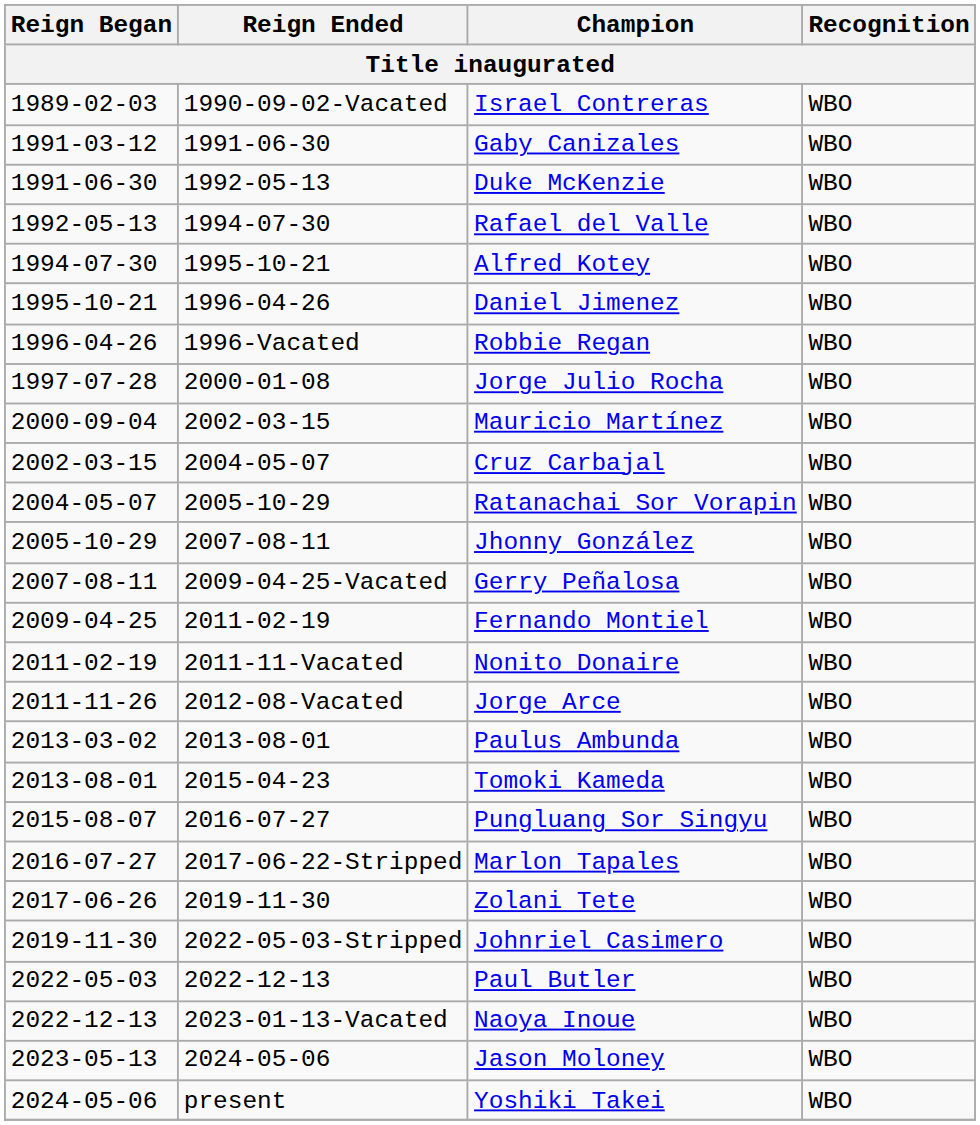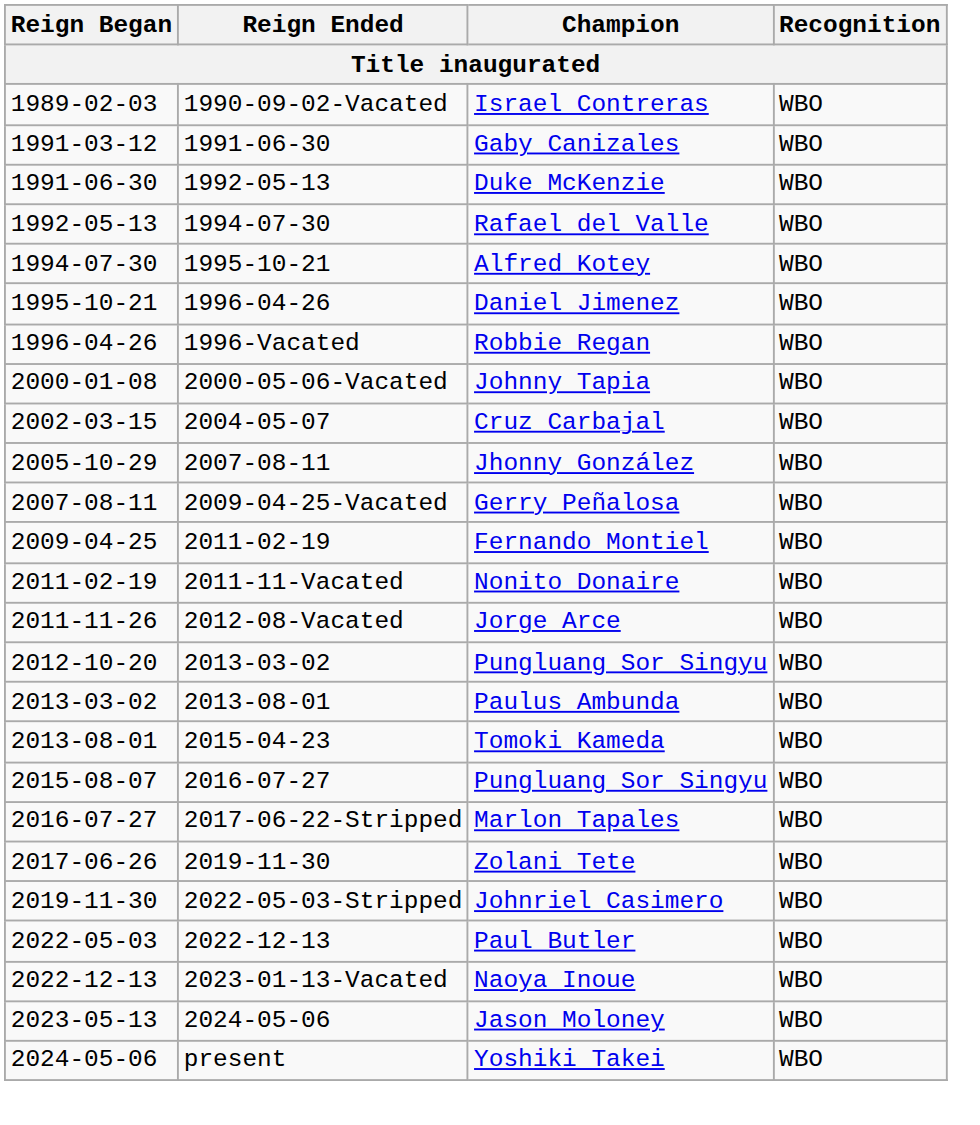- row: (84, 383)
+ row: (84, 383)
- row: (84, 423)
- row: (84, 503)
+ row: (84, 662)
